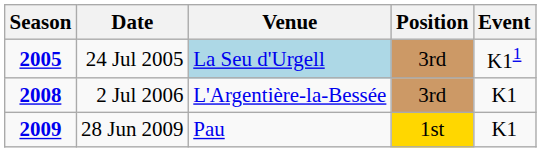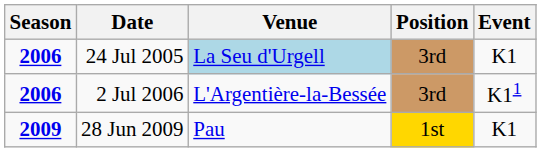(40, 58) 2005 -> (40, 56) 2006
(504, 58) K11 -> (504, 56) K1
(40, 95) 2008 -> (40, 93) 2006
(504, 95) K1 -> (504, 93) K11
